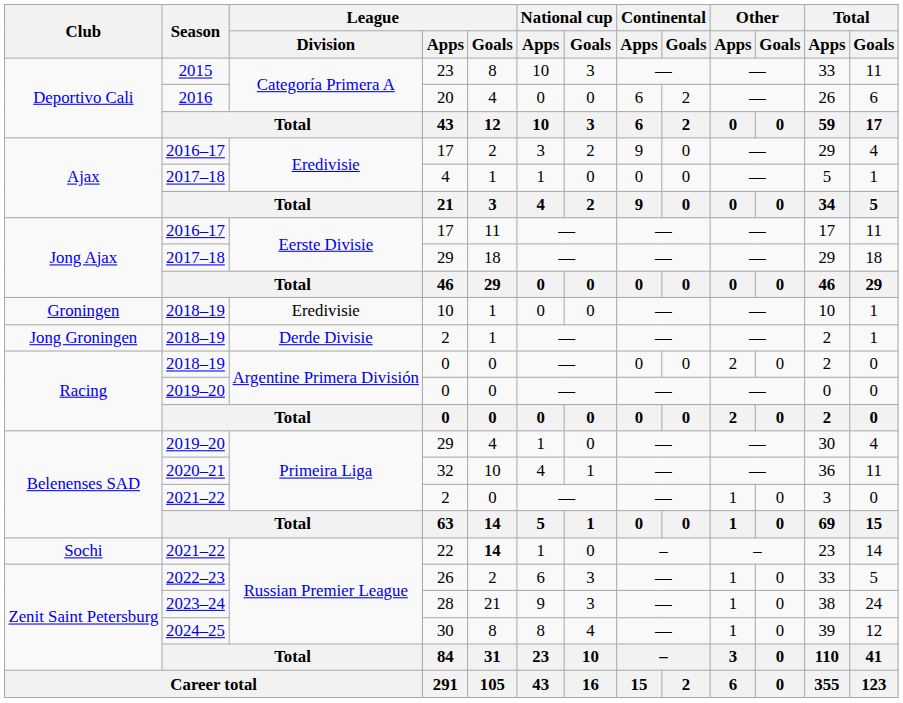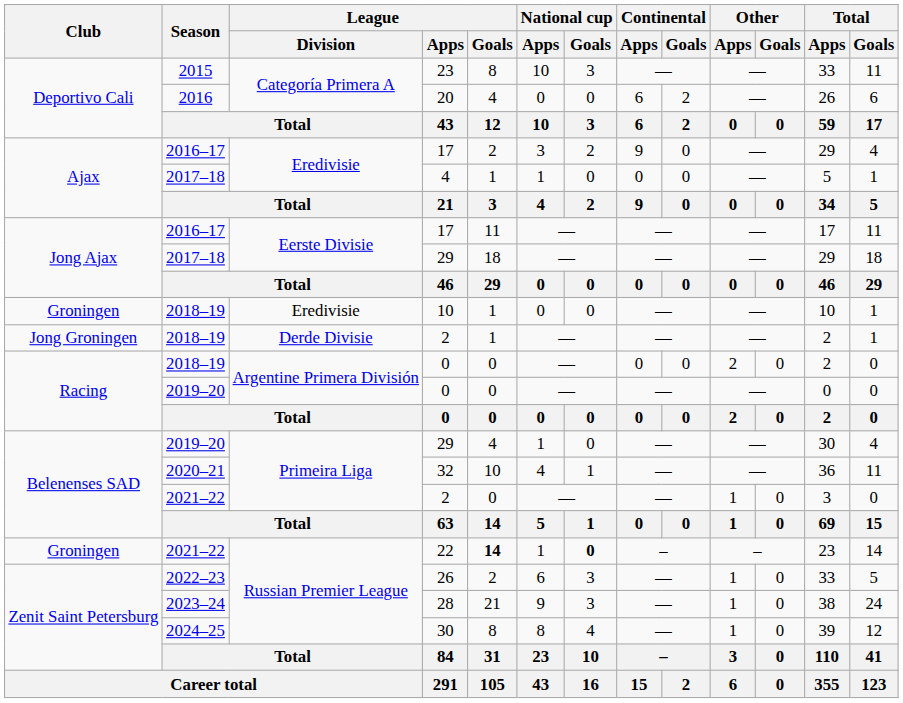(83, 550) Sochi -> (83, 550) Groningen
(591, 550) normal -> (591, 550) bold
